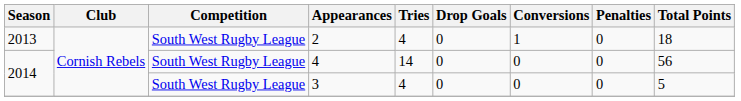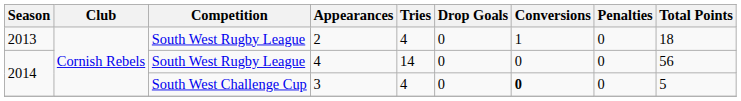(229, 84) South West Rugby League -> (229, 84) South West Challenge Cup
(517, 84) normal -> (518, 84) bold
